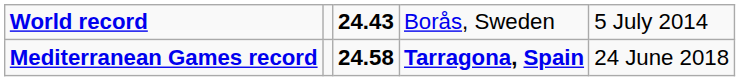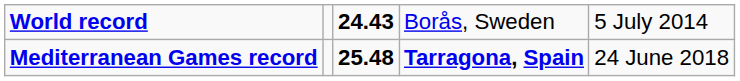(366, 57) 24.58 -> (366, 57) 25.48
